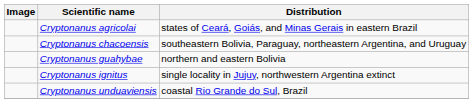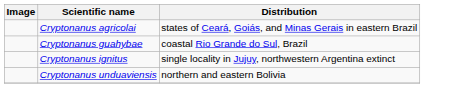- row: (94, 43)
(223, 59) northern and eastern Bolivia -> (234, 43) coastal Rio Grande do Sul, Brazil
(234, 91) coastal Rio Grande do Sul, Brazil -> (223, 75) northern and eastern Bolivia
